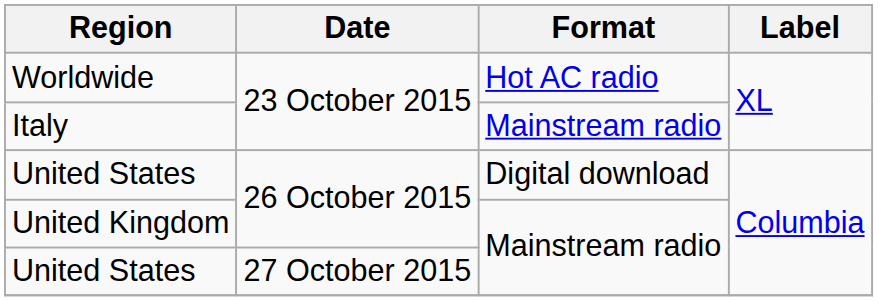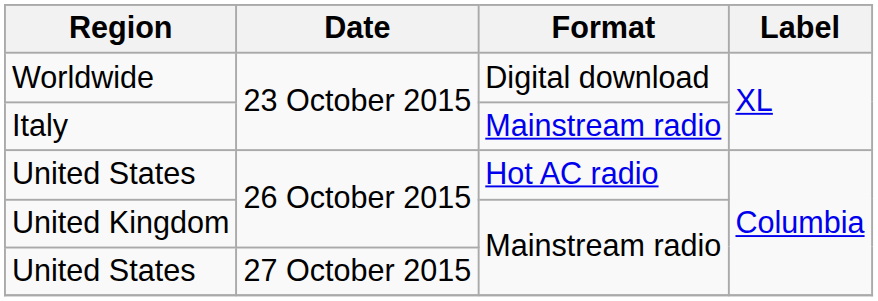(572, 77) Hot AC radio -> (597, 77) Digital download
(597, 174) Digital download -> (572, 174) Hot AC radio
